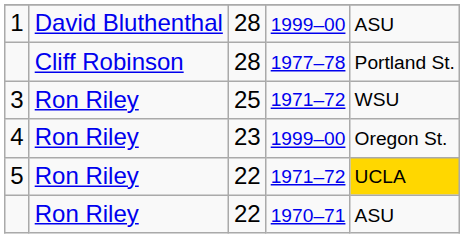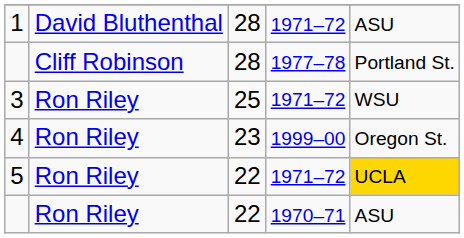(308, 24) 1999–00 -> (308, 24) 1971–72
